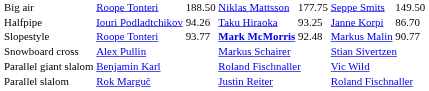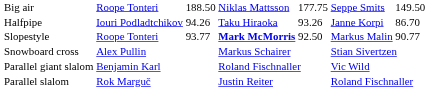(310, 22) 93.25 -> (310, 22) 93.26
(310, 37) 92.48 -> (310, 37) 92.50
